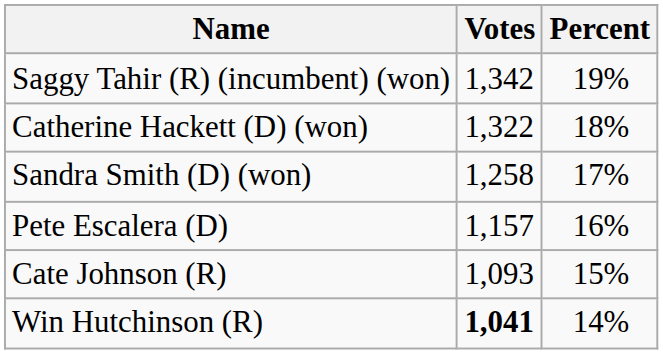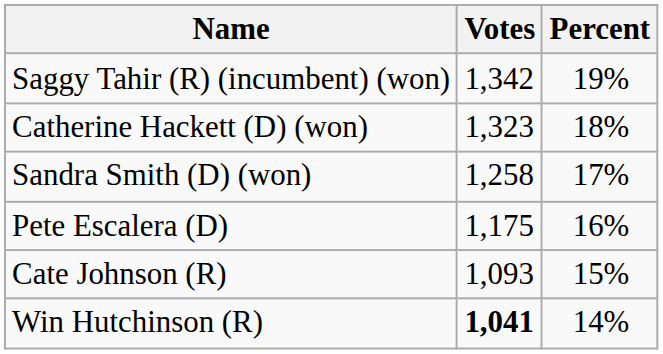(499, 126) 1,322 -> (499, 126) 1,323
(499, 224) 1,157 -> (499, 224) 1,175
